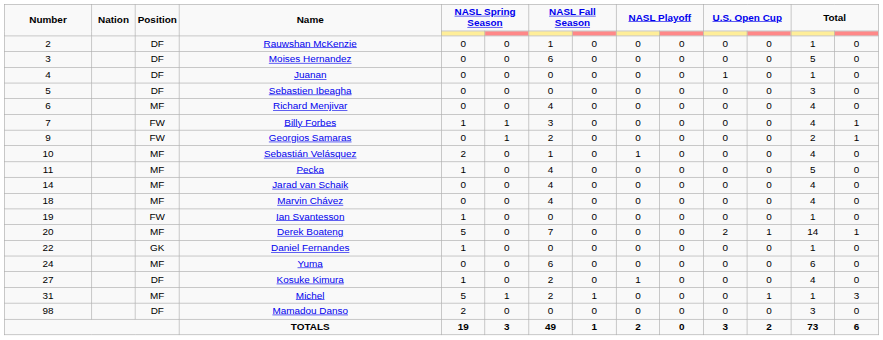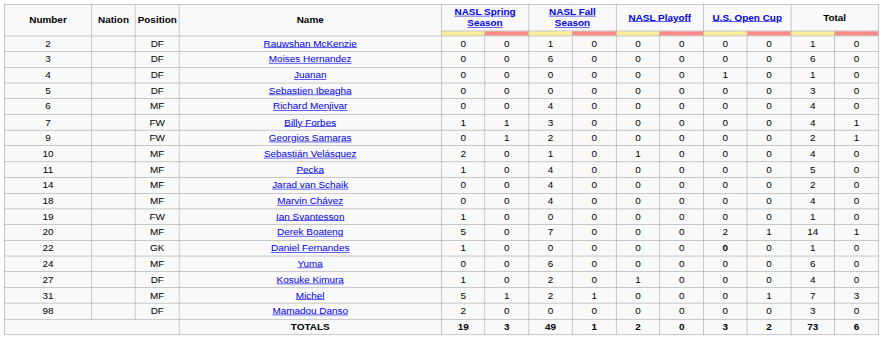(813, 59) 5 -> (813, 59) 6
(813, 185) 4 -> (813, 185) 2
(725, 248) normal -> (725, 248) bold
(813, 295) 1 -> (813, 295) 7
